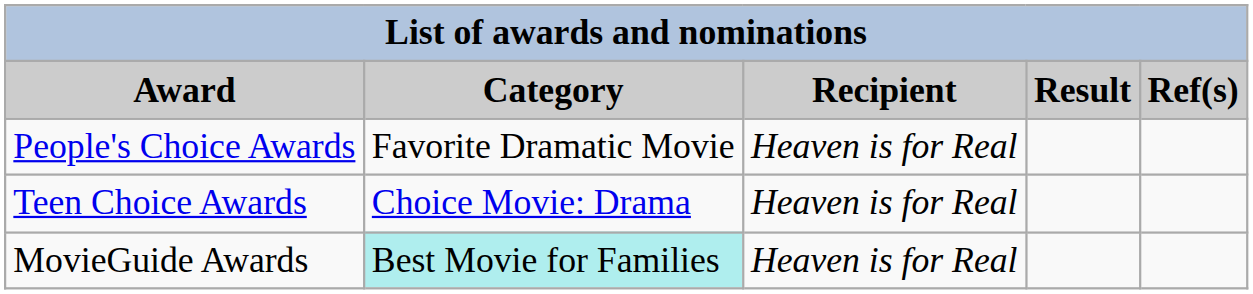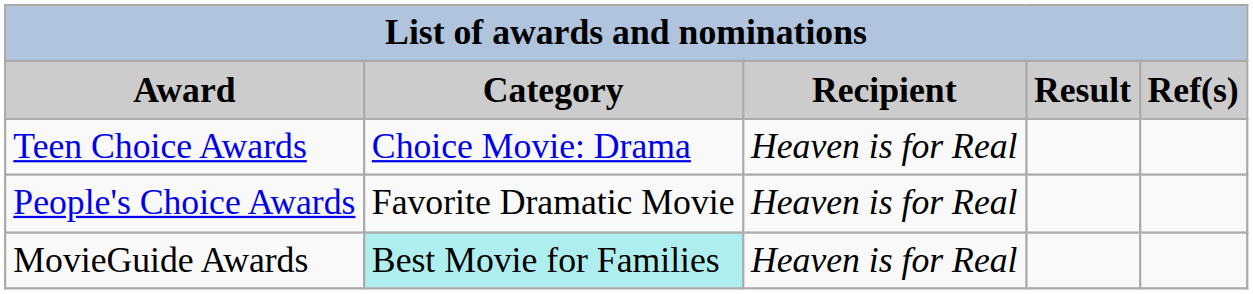rows swapped: (160, 202) <-> (184, 145)
